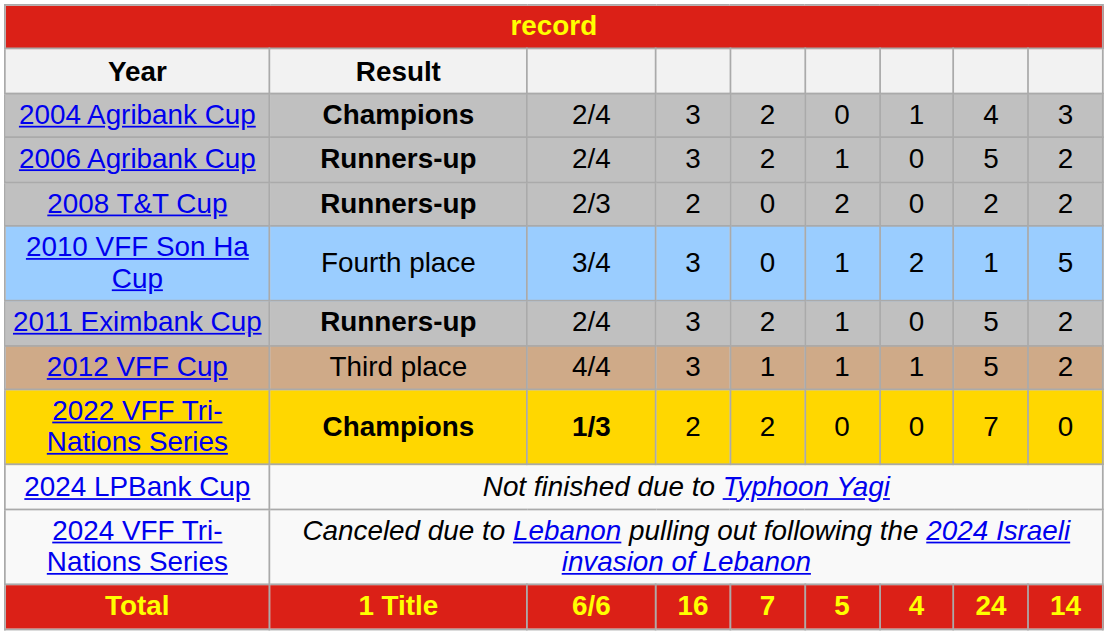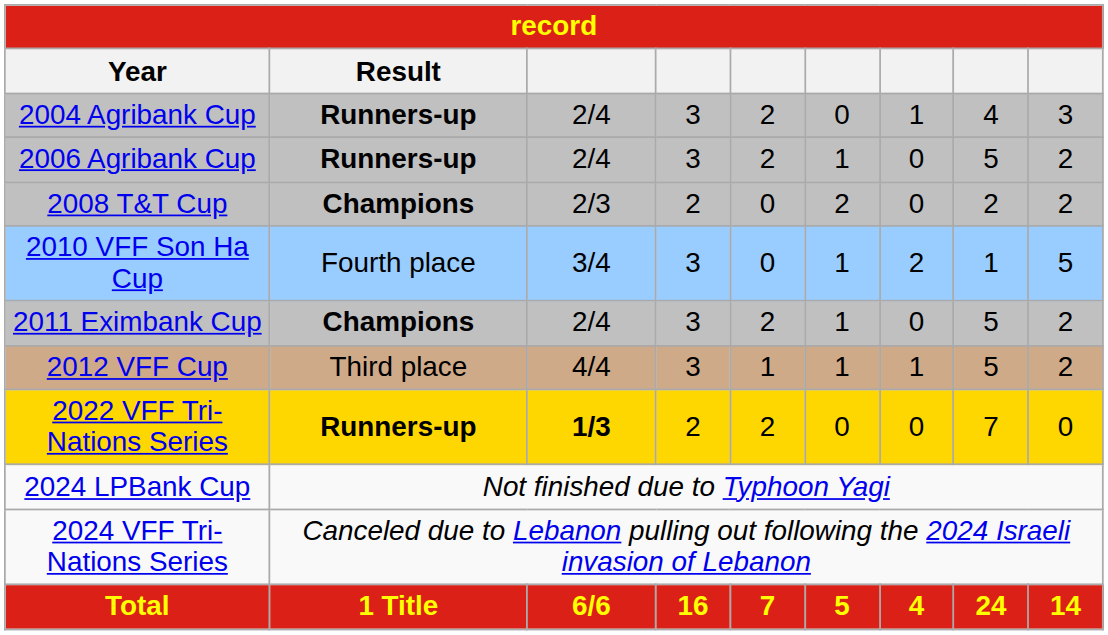(398, 114) Champions -> (398, 114) Runners-up
(398, 203) Runners-up -> (398, 203) Champions
(398, 322) Runners-up -> (398, 322) Champions
(398, 426) Champions -> (398, 426) Runners-up
